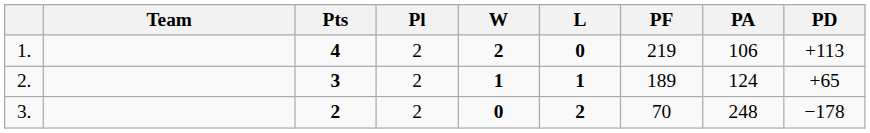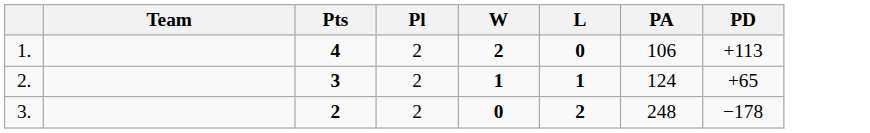- column: (662, 19)
